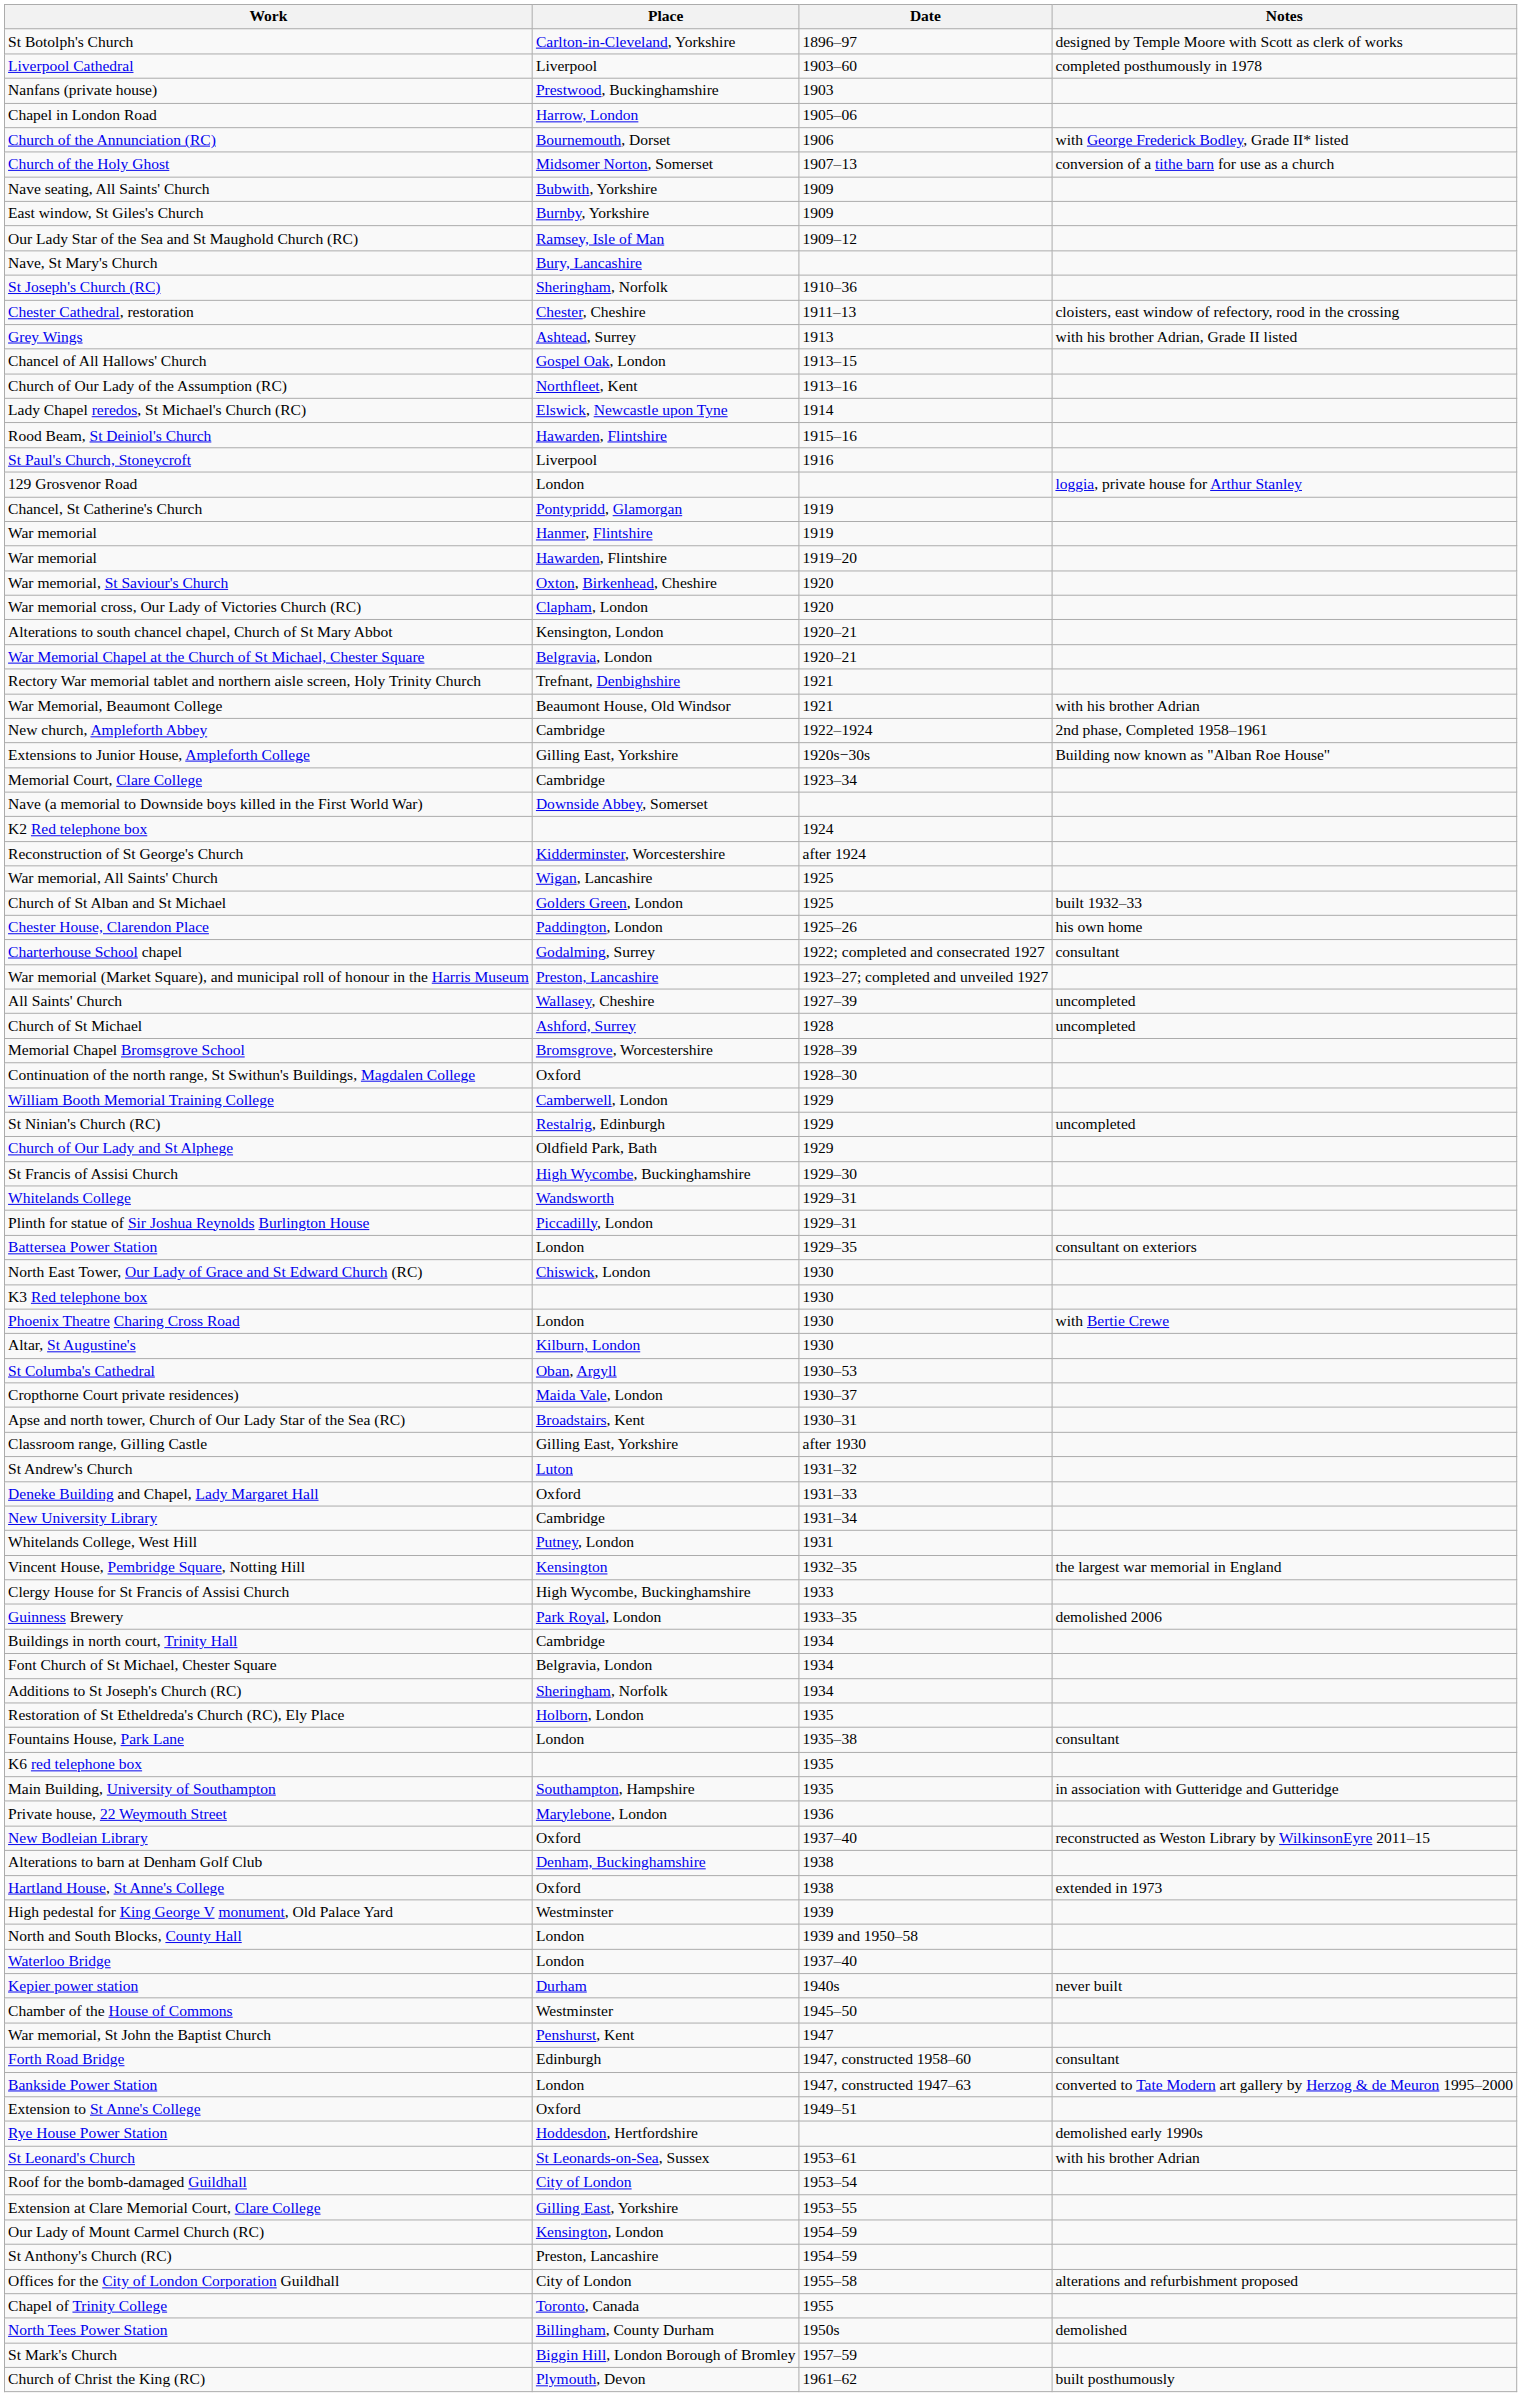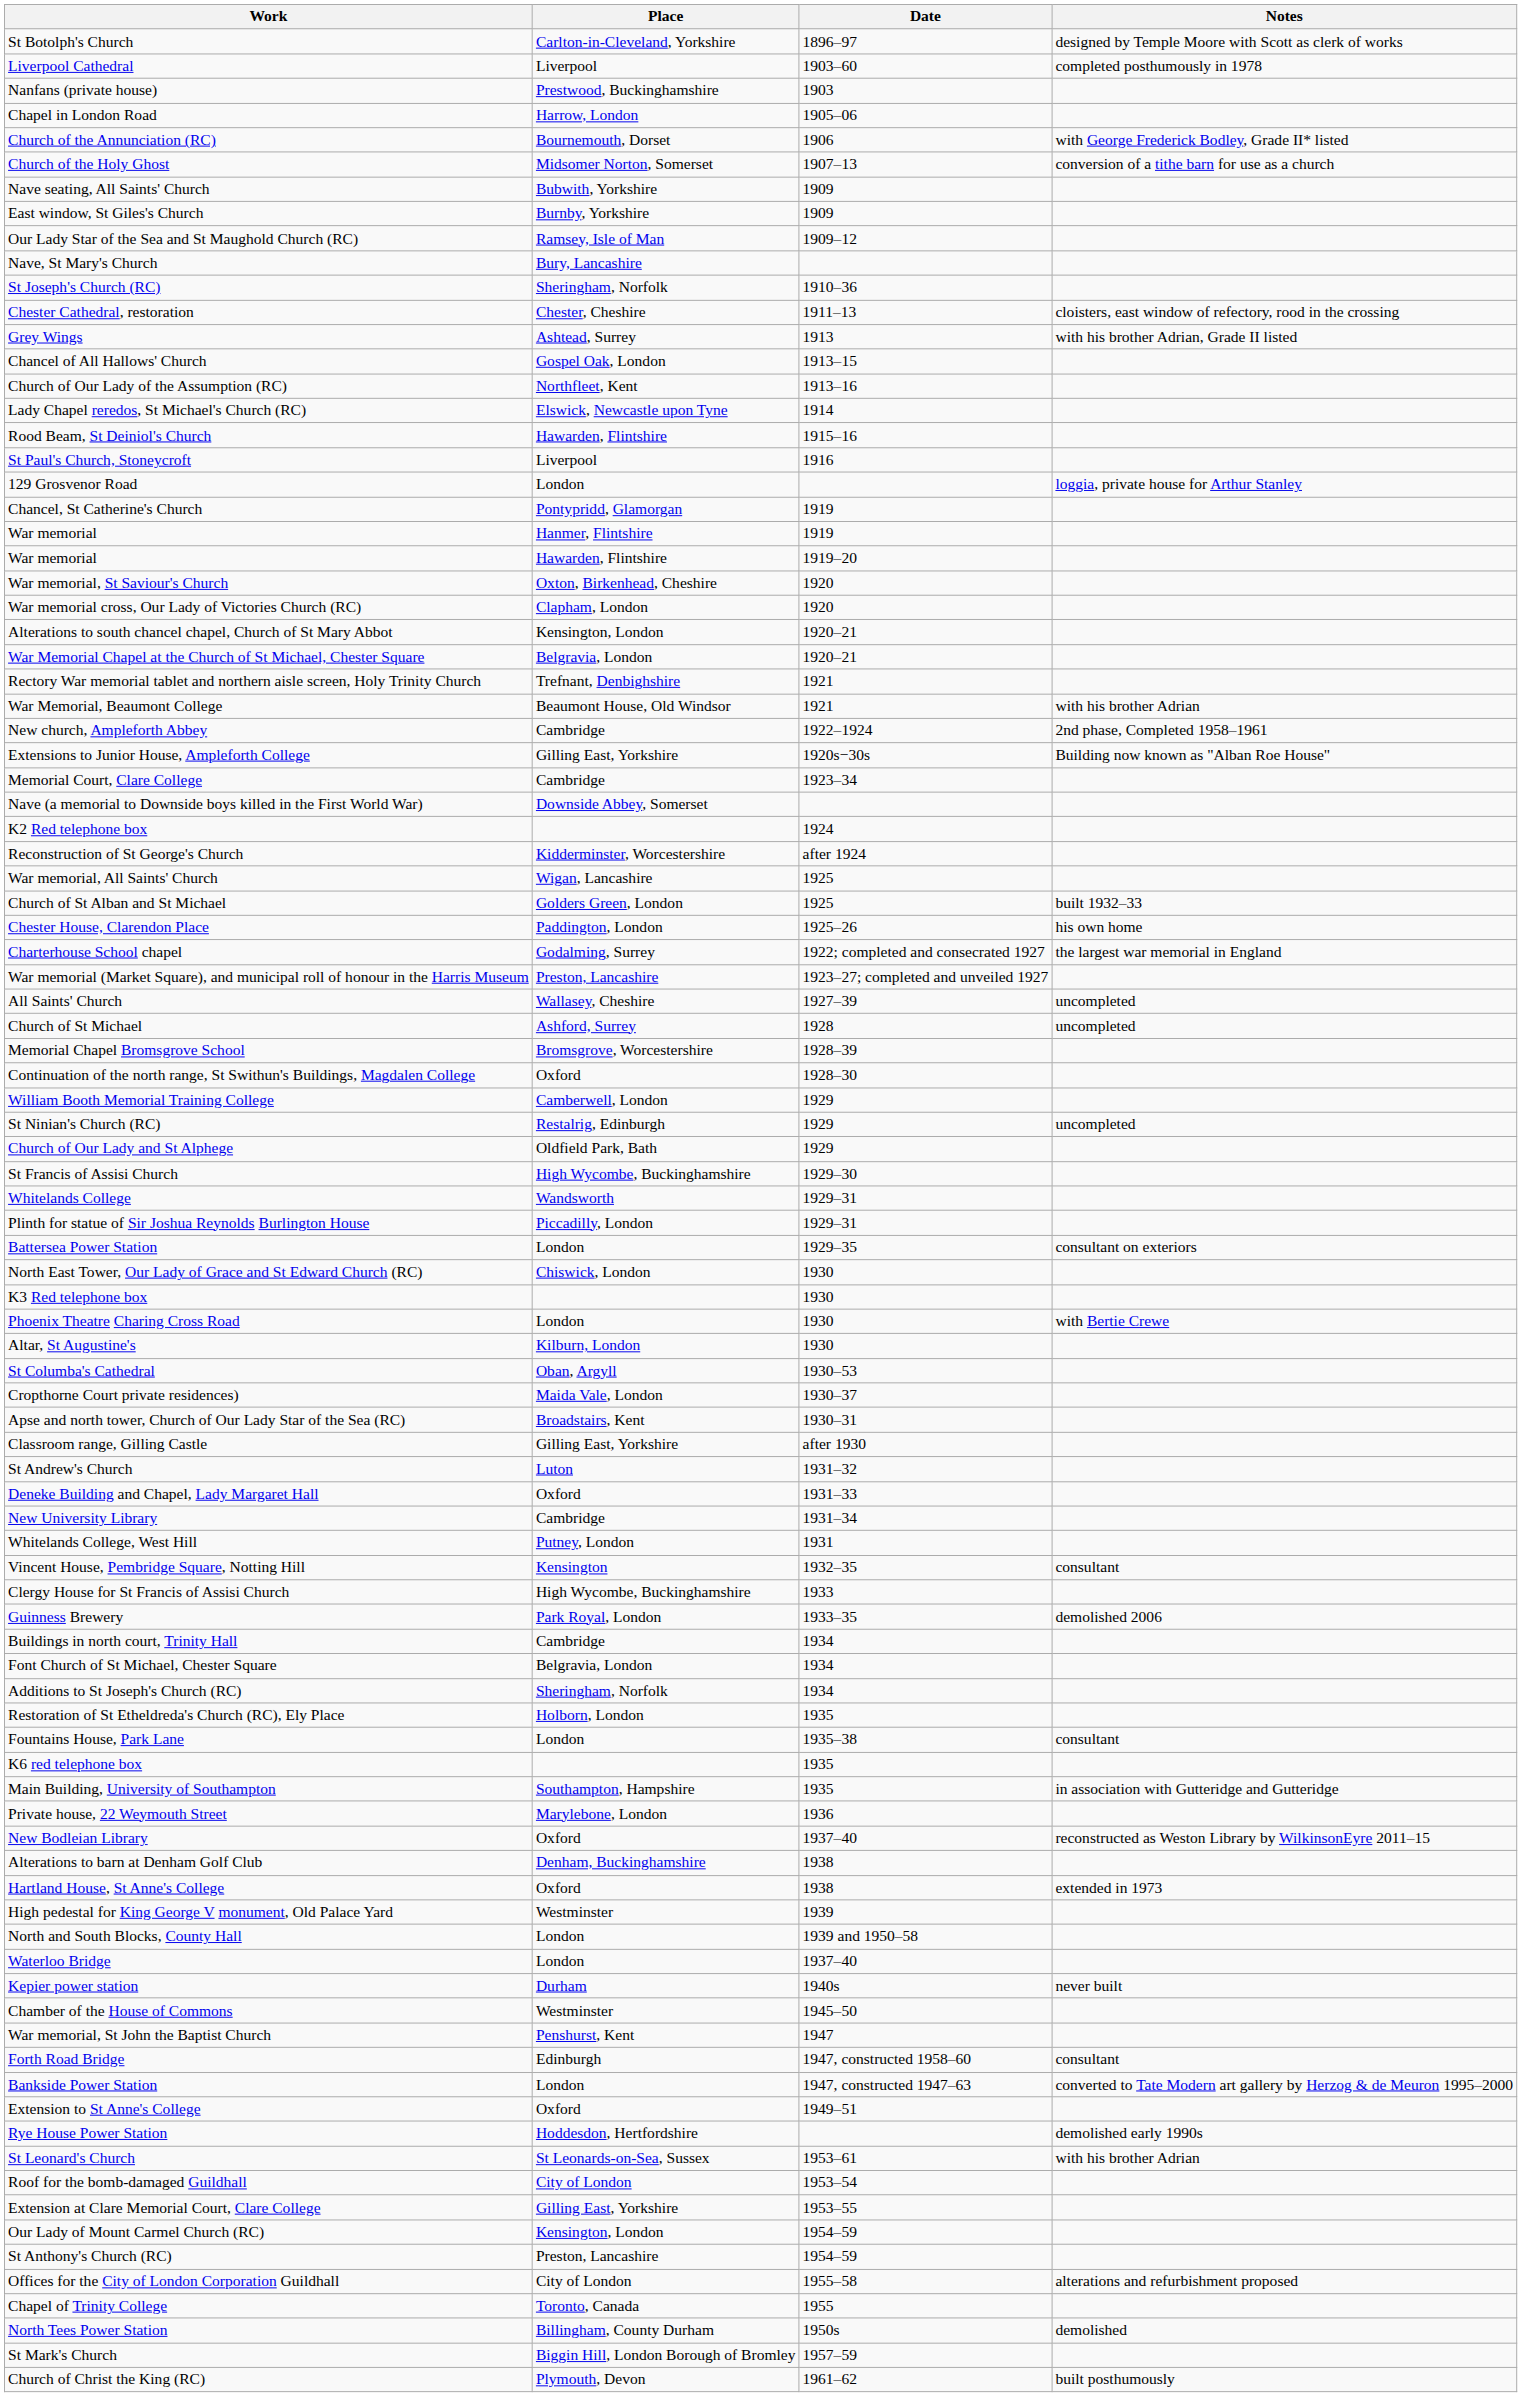(1087, 952) consultant -> (1168, 952) the largest war memorial in England
(1168, 1567) the largest war memorial in England -> (1087, 1567) consultant
